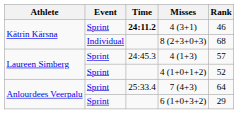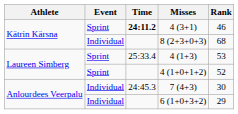(142, 57) 24:45.3 -> (142, 57) 25:33.4
(221, 57) 57 -> (221, 57) 53
(98, 87) Sprint -> (105, 87) Individual
(142, 87) 25:33.4 -> (142, 87) 24:45.3
(221, 87) 64 -> (221, 87) 30
(98, 102) Sprint -> (105, 102) Individual
